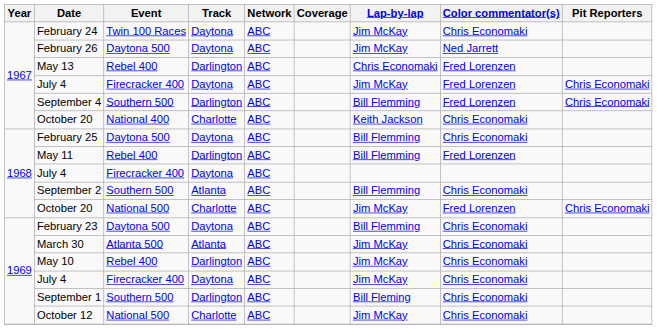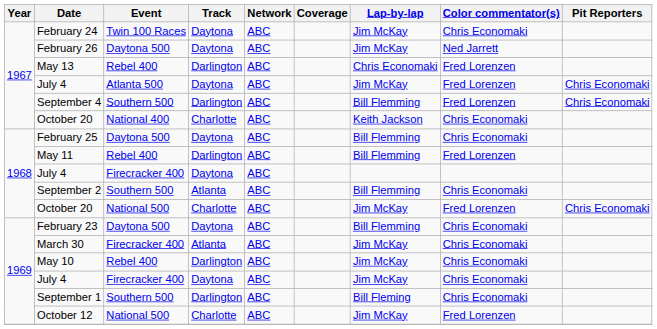(145, 84) Firecracker 400 -> (135, 84) Atlanta 500
(135, 244) Atlanta 500 -> (145, 244) Firecracker 400
(485, 315) Chris Economaki -> (479, 315) Fred Lorenzen
